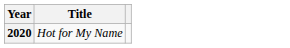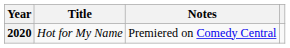+ column: (202, 14)
